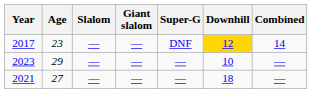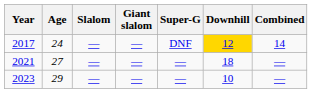(57, 43) 23 -> (57, 43) 24
rows swapped: (23, 79) <-> (23, 61)
